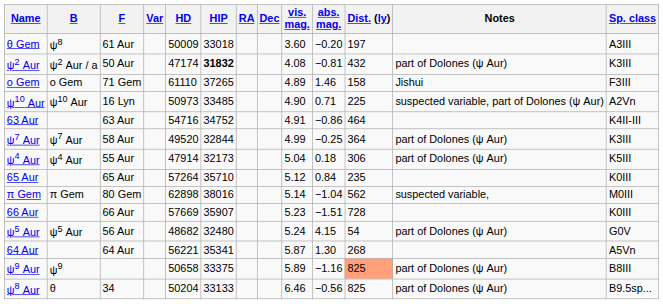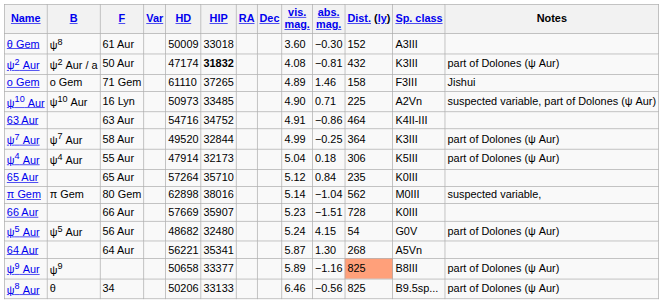columns swapped: (633, 19) <-> (500, 19)
(329, 44) −0.20 -> (329, 44) −0.30
(357, 44) 197 -> (357, 44) 152
(219, 268) 33375 -> (219, 268) 33377
(183, 289) 50204 -> (183, 289) 50206
